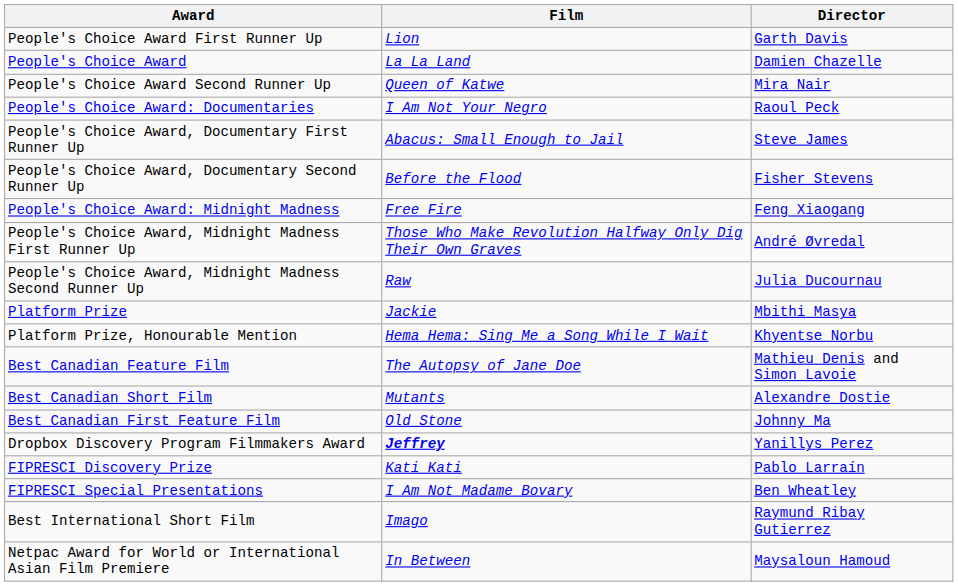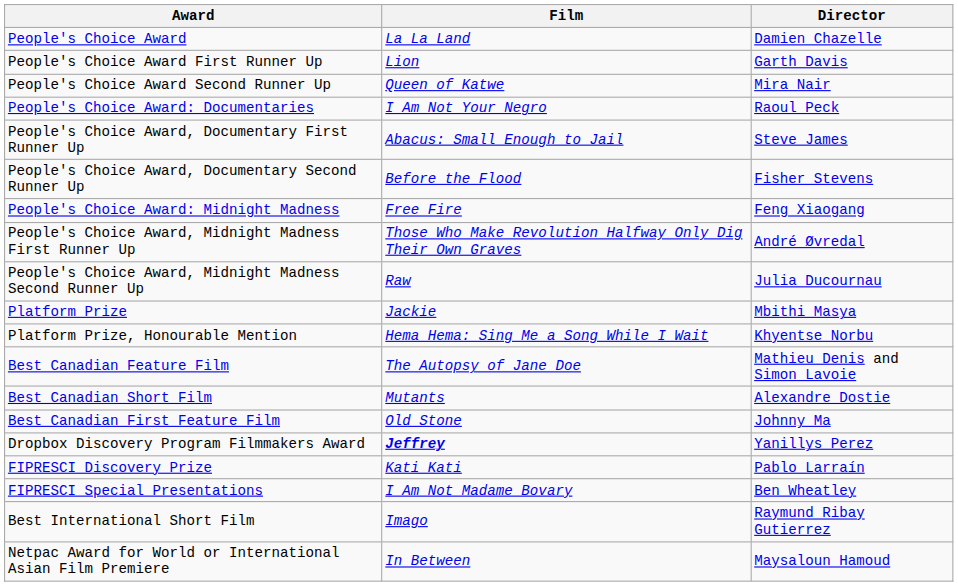rows swapped: (97, 62) <-> (165, 39)
